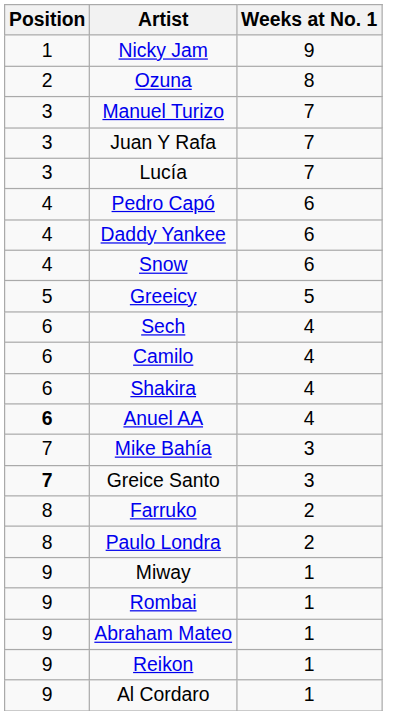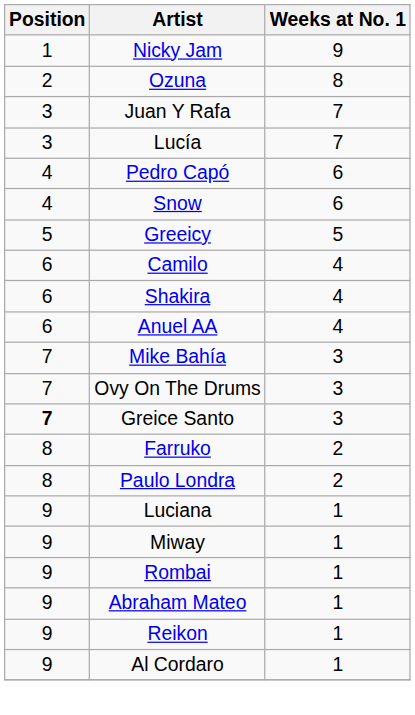- row: (163, 111)
- row: (163, 234)
- row: (163, 326)
(47, 419) bold -> (47, 326) normal
+ row: (178, 388)
+ row: (178, 511)
